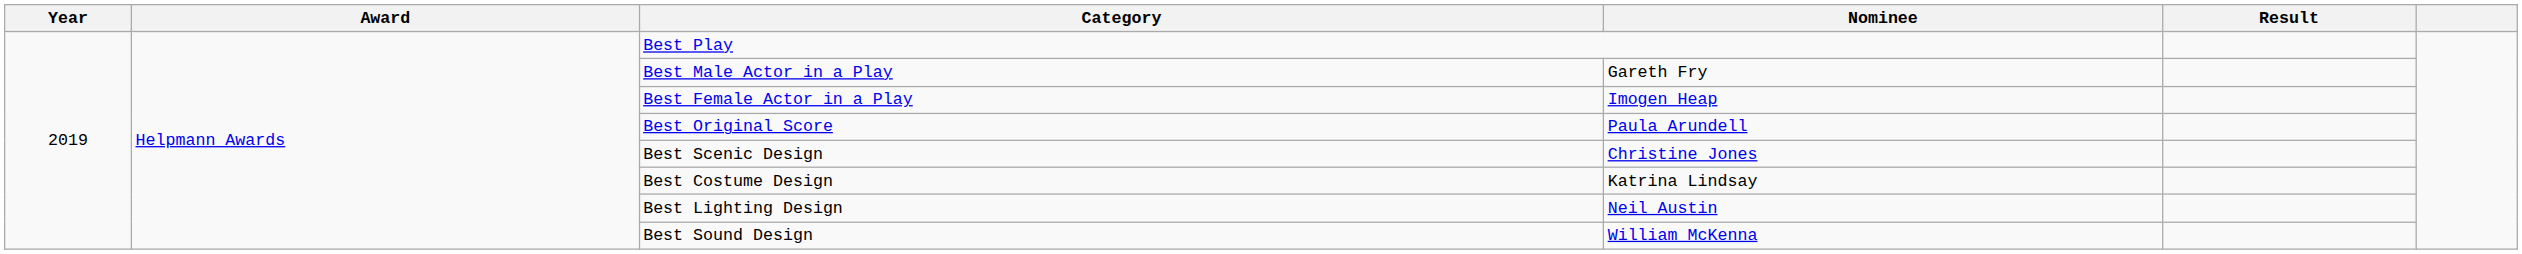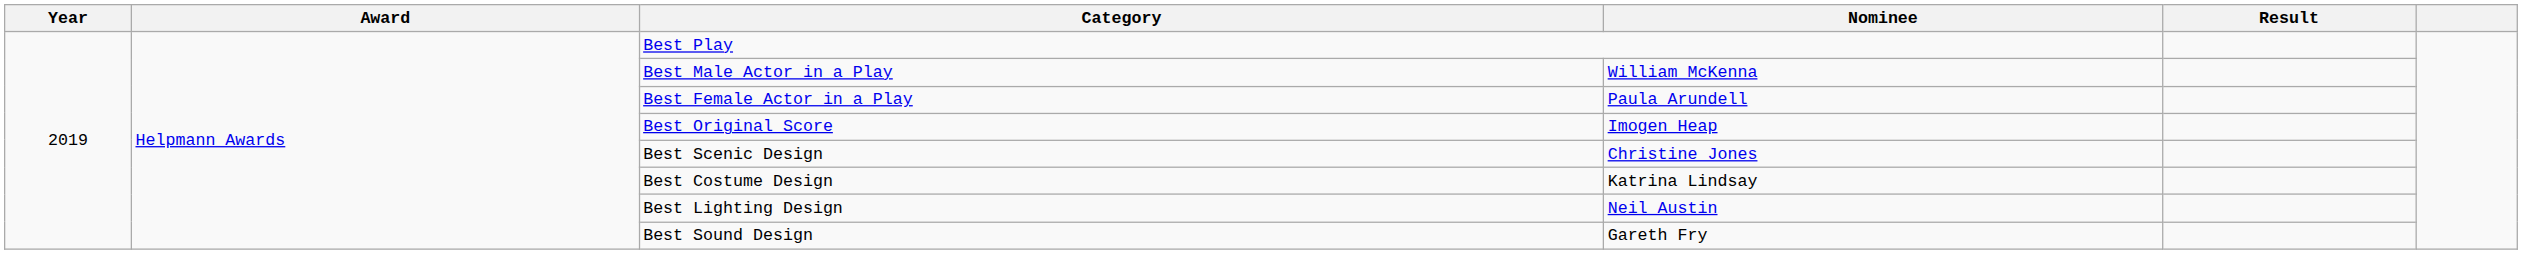(1658, 72) Gareth Fry -> (1683, 72) William McKenna
(1663, 100) Imogen Heap -> (1678, 100) Paula Arundell
(1678, 127) Paula Arundell -> (1663, 127) Imogen Heap
(1683, 235) William McKenna -> (1658, 235) Gareth Fry
